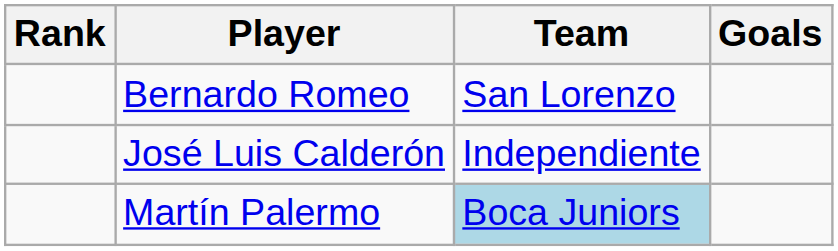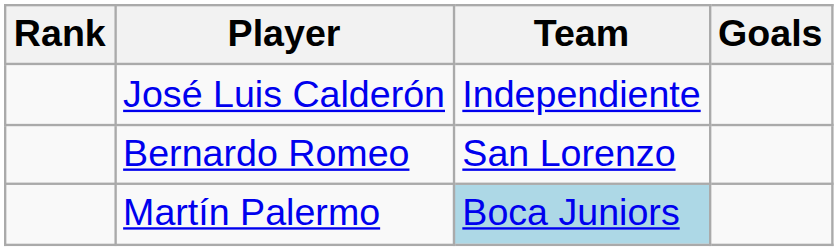rows swapped: (284, 153) <-> (266, 93)
